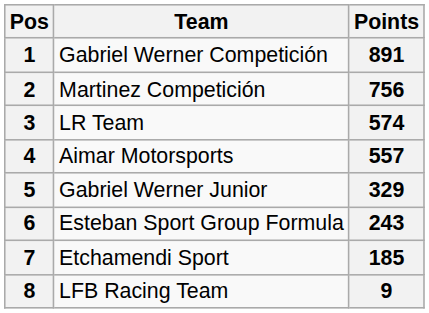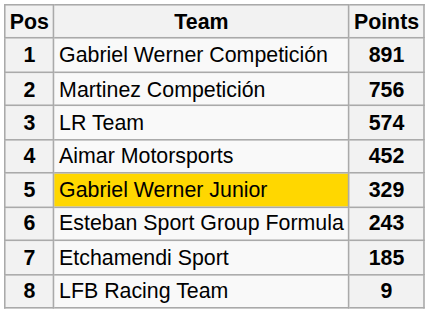(387, 156) 557 -> (387, 156) 452
(163, 189) no background -> (163, 189) gold background
